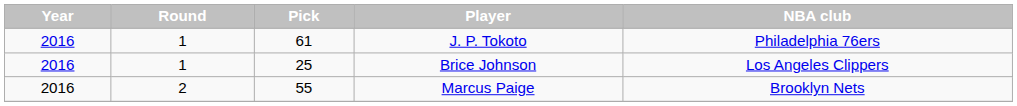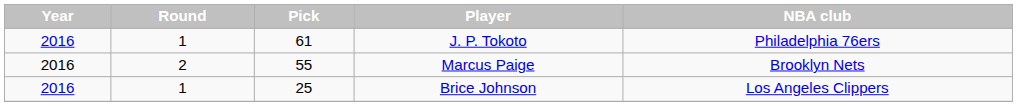rows swapped: (488, 64) <-> (488, 88)
